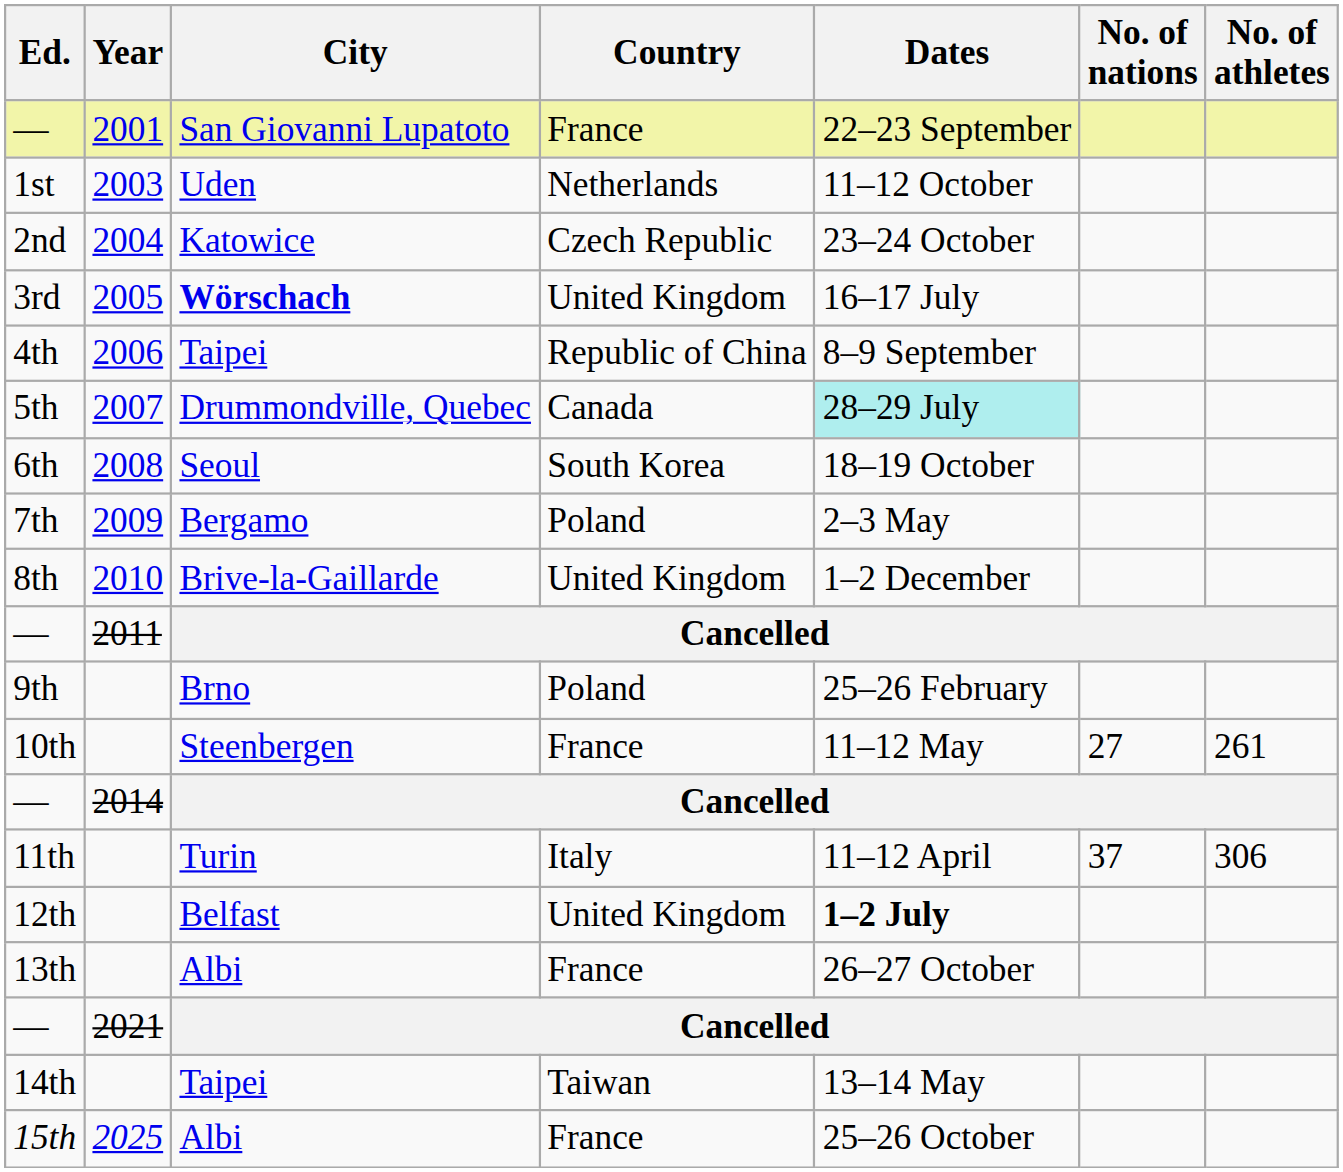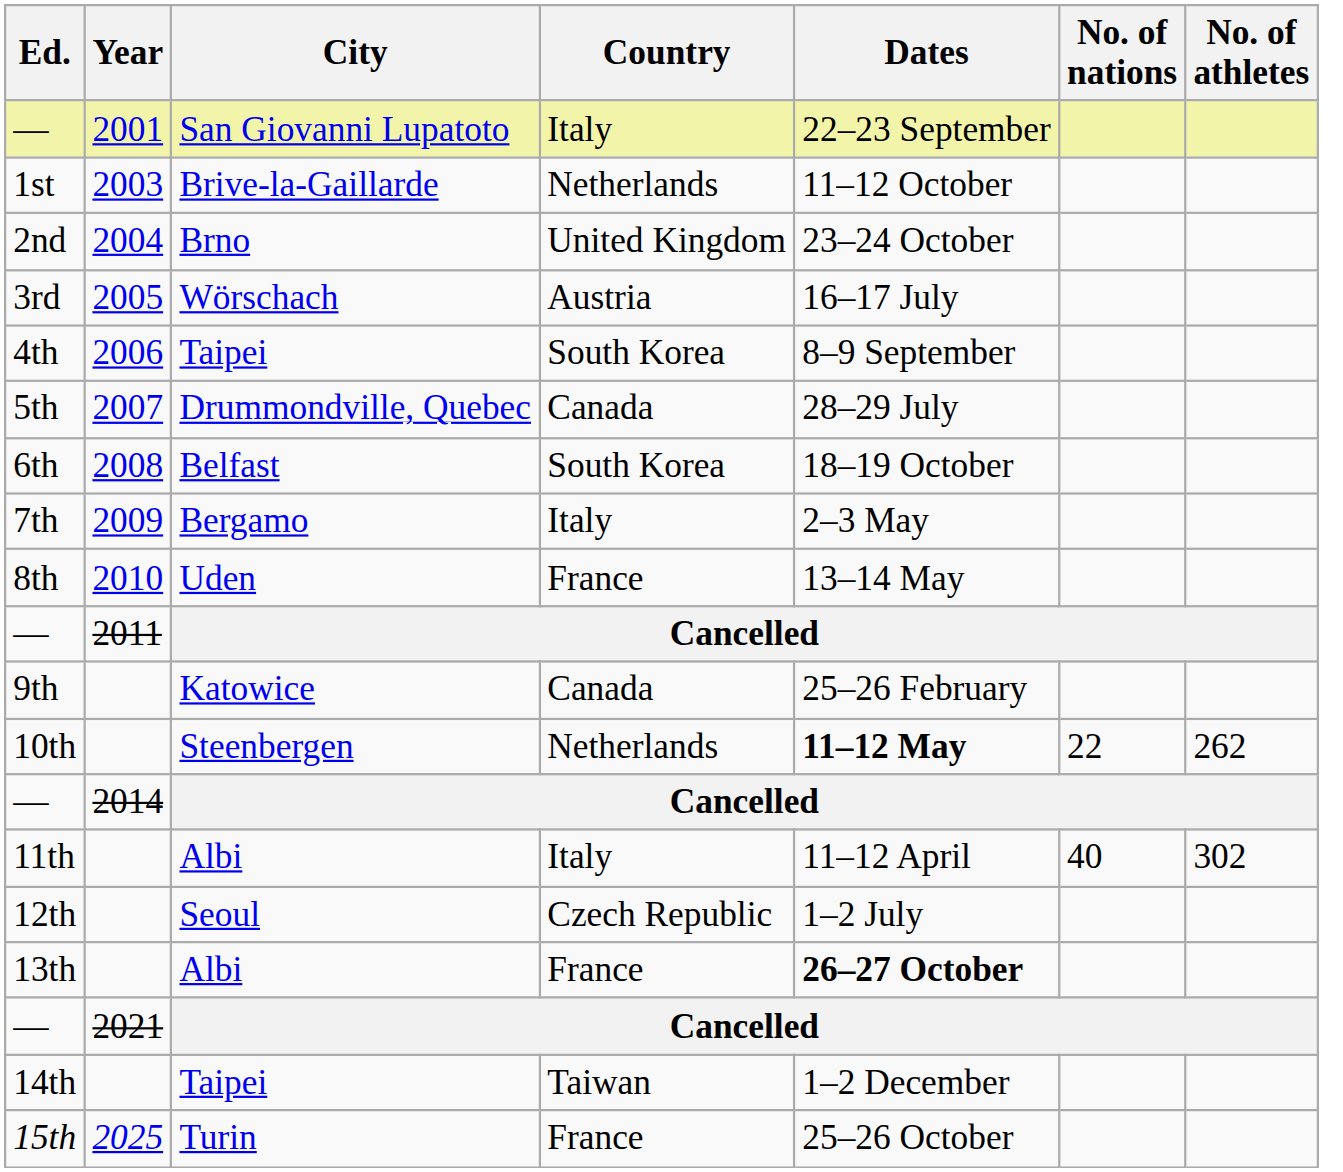(595, 128) France -> (580, 128) Italy
(218, 184) Uden -> (309, 184) Brive-la-Gaillarde
(247, 240) Katowice -> (215, 240) Brno
(660, 240) Czech Republic -> (667, 240) United Kingdom
(265, 296) bold -> (259, 296) normal
(667, 296) United Kingdom -> (599, 296) Austria
(677, 352) Republic of China -> (636, 352) South Korea
(901, 408) paleturquoise background -> (880, 408) no background
(220, 464) Seoul -> (230, 464) Belfast
(596, 520) Poland -> (580, 520) Italy
(309, 577) Brive-la-Gaillarde -> (218, 577) Uden
(667, 577) United Kingdom -> (595, 577) France
(926, 577) 1–2 December -> (883, 577) 13–14 May
(215, 689) Brno -> (247, 689) Katowice
(596, 689) Poland -> (600, 689) Canada
(595, 745) France -> (633, 745) Netherlands
(903, 745) normal -> (884, 745) bold
(1105, 745) 27 -> (1085, 745) 22
(1240, 745) 261 -> (1220, 745) 262
(218, 857) Turin -> (211, 857) Albi
(1105, 857) 37 -> (1085, 857) 40
(1240, 857) 306 -> (1220, 857) 302
(230, 913) Belfast -> (220, 913) Seoul
(667, 913) United Kingdom -> (660, 913) Czech Republic
(886, 913) bold -> (863, 913) normal
(928, 969) normal -> (913, 969) bold
(904, 1081) 13–14 May -> (906, 1081) 1–2 December
(211, 1137) Albi -> (218, 1137) Turin
